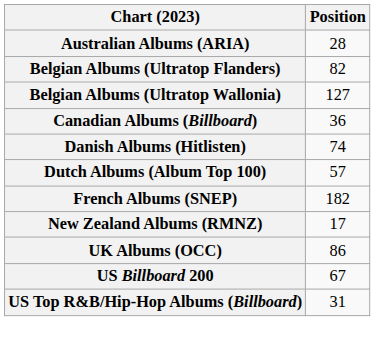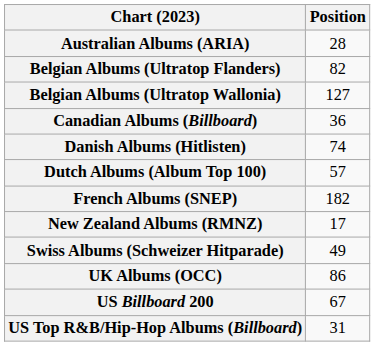+ row: (155, 250)
